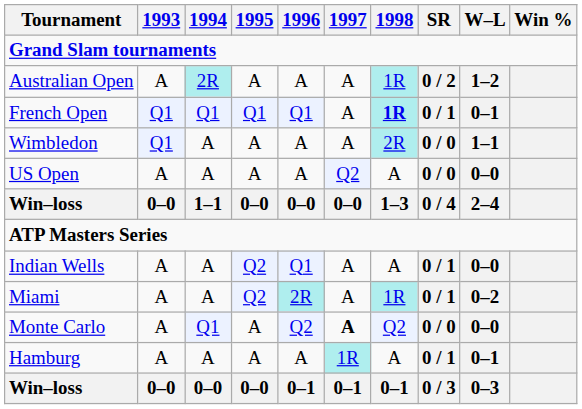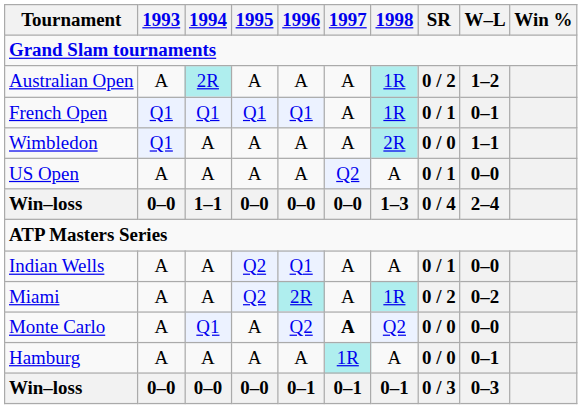(394, 111) bold -> (394, 111) normal
(439, 173) 0 / 0 -> (439, 173) 0 / 1
(439, 295) 0 / 1 -> (439, 295) 0 / 2
(439, 357) 0 / 1 -> (439, 357) 0 / 0
